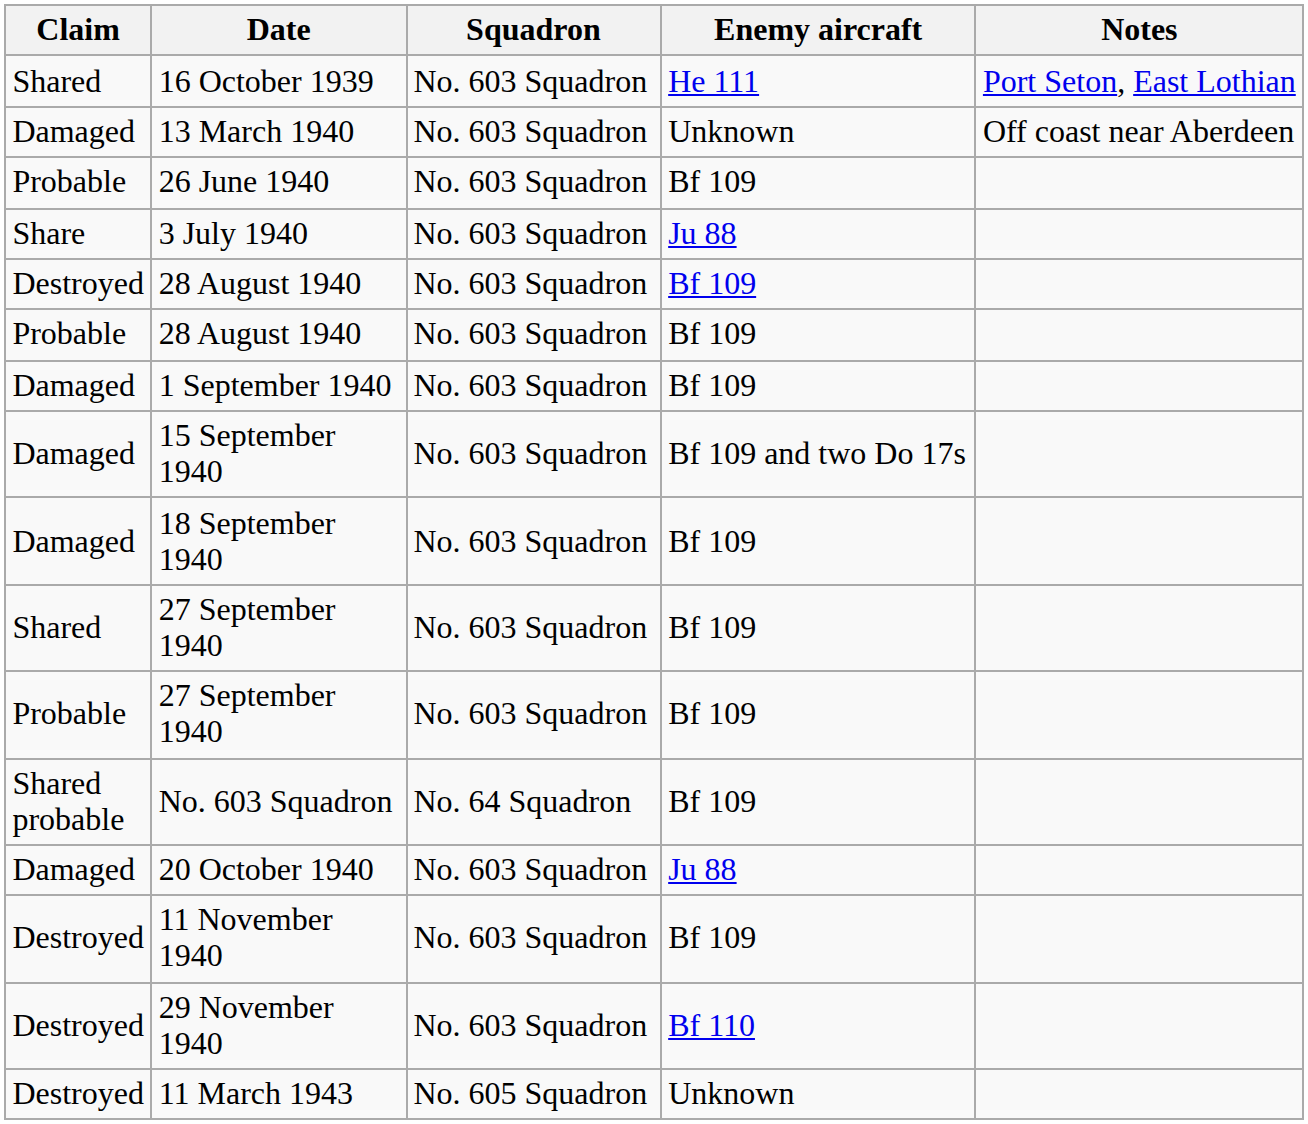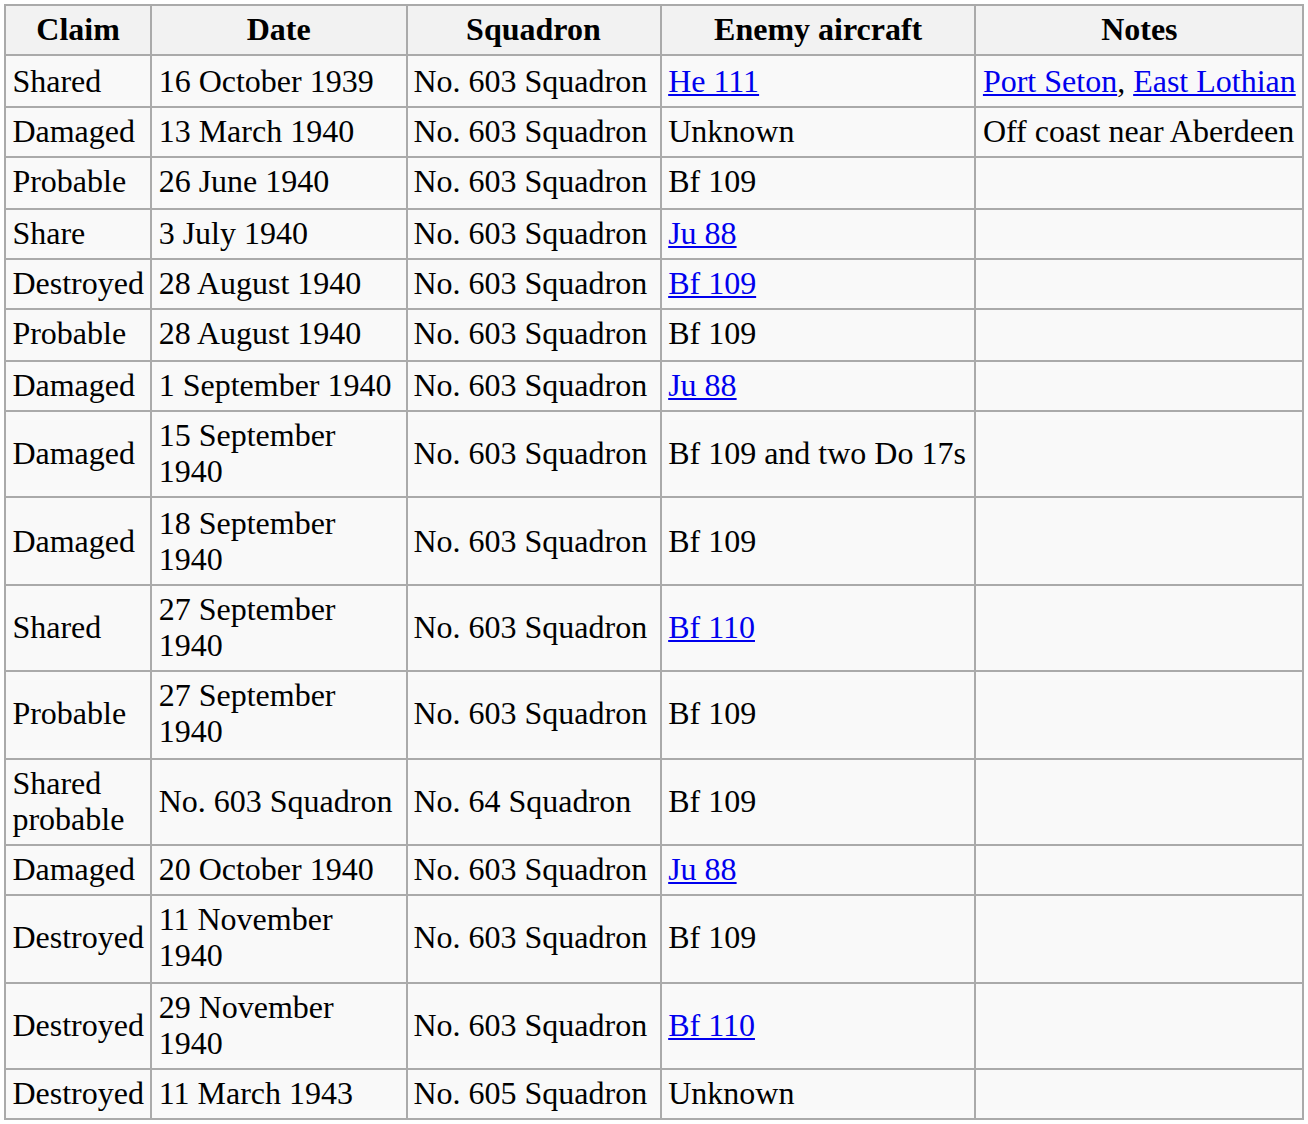(712, 385) Bf 109 -> (702, 385) Ju 88
(712, 627) Bf 109 -> (712, 627) Bf 110
